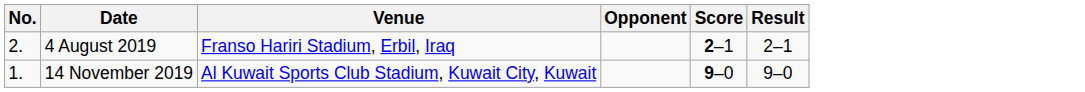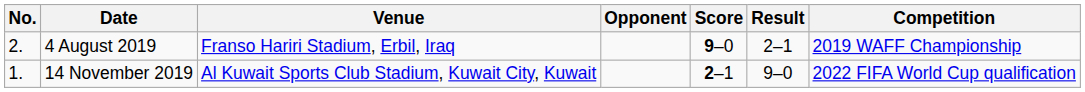+ column: (944, 18)
(719, 45) 2–1 -> (719, 45) 9–0
(719, 73) 9–0 -> (719, 73) 2–1
